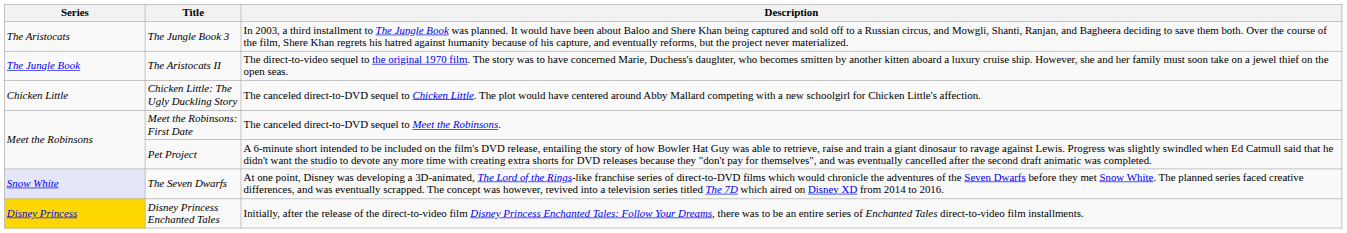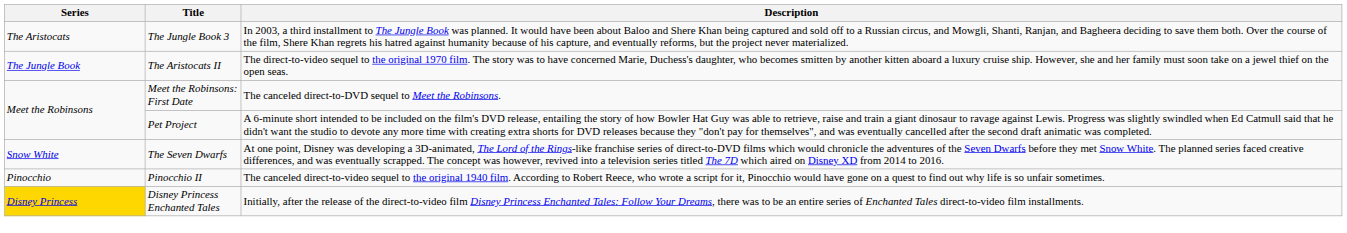- row: (193, 95)
(33, 183) lavender background -> (33, 154) no background
+ row: (175, 177)
